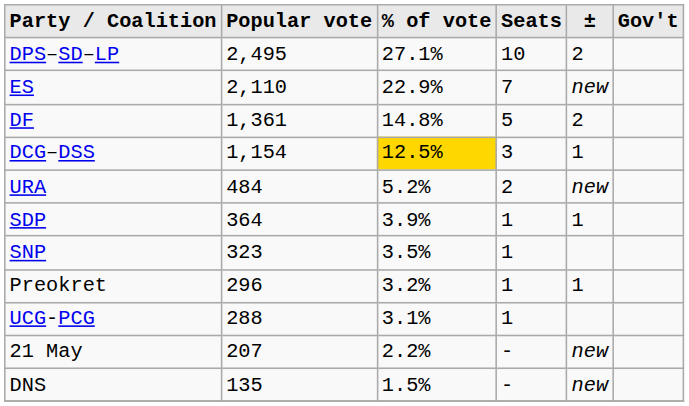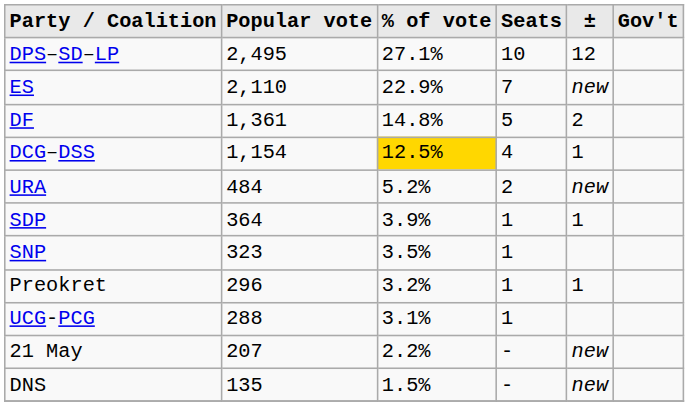(578, 54) 2 -> (584, 54) 12
(507, 154) 3 -> (507, 154) 4
